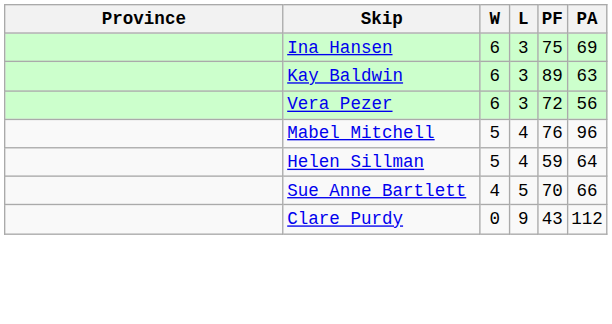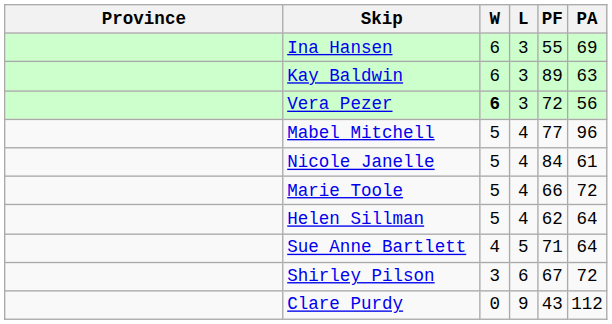(552, 48) 75 -> (552, 48) 55
(495, 105) normal -> (495, 105) bold
(552, 133) 76 -> (552, 133) 77
+ row: (361, 162)
+ row: (345, 191)
(552, 162) 59 -> (552, 219) 62
(552, 191) 70 -> (552, 248) 71
(587, 191) 66 -> (587, 248) 64
+ row: (361, 276)
